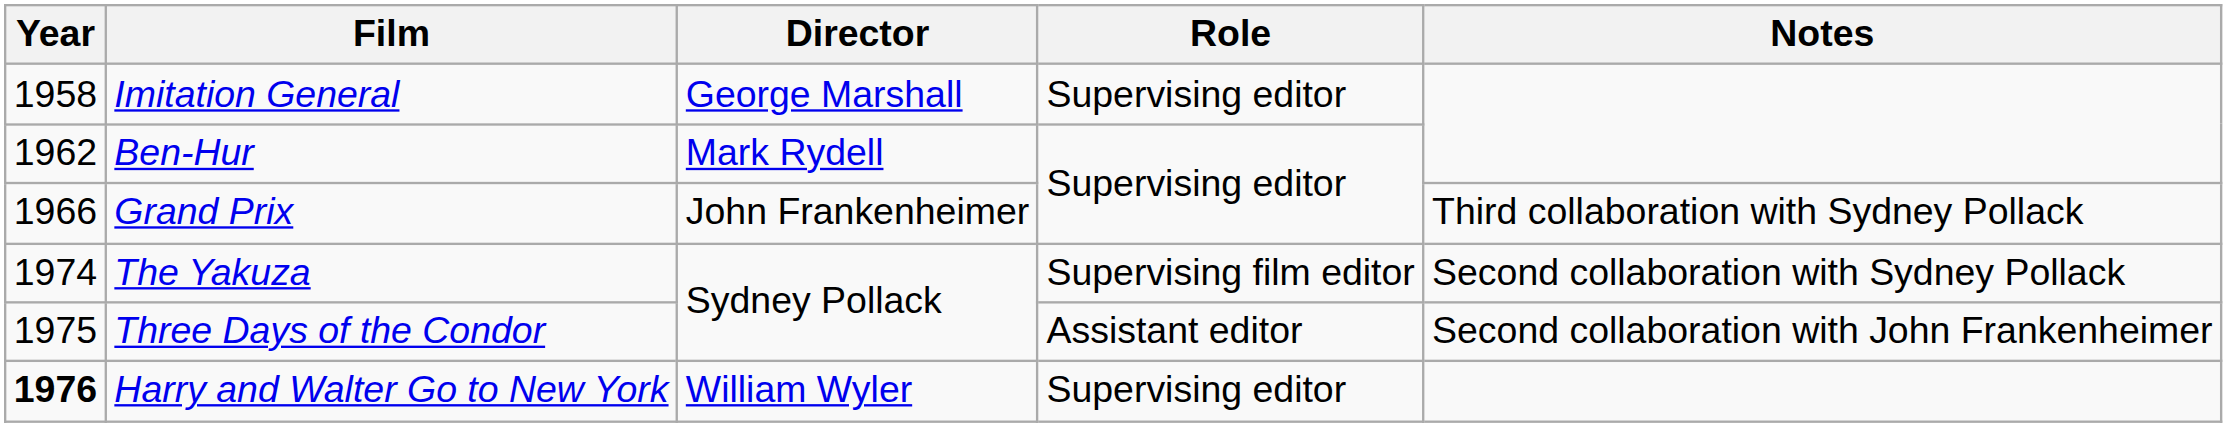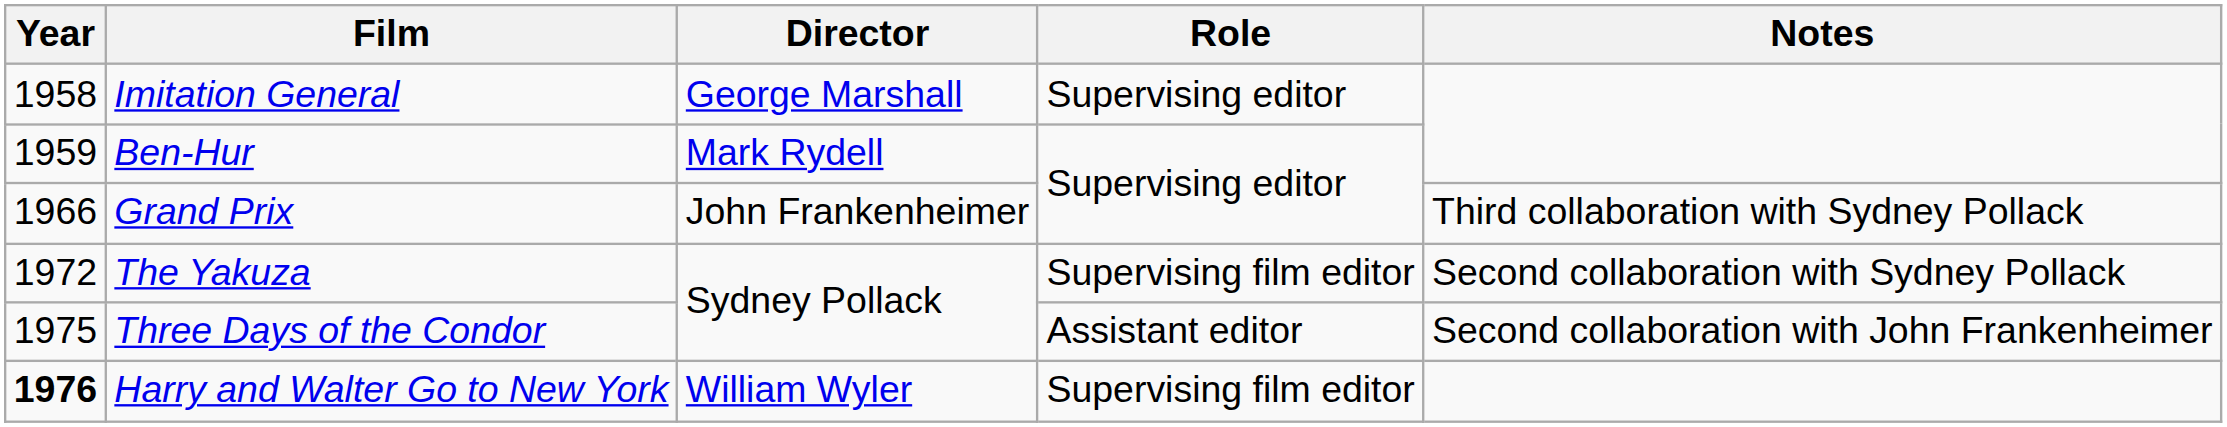(55, 152) 1962 -> (55, 152) 1959
(55, 271) 1974 -> (55, 271) 1972
(1196, 390) Supervising editor -> (1231, 390) Supervising film editor
